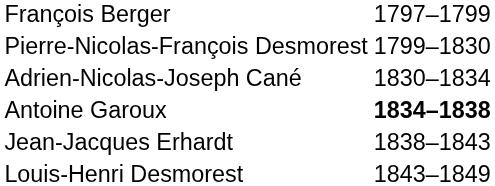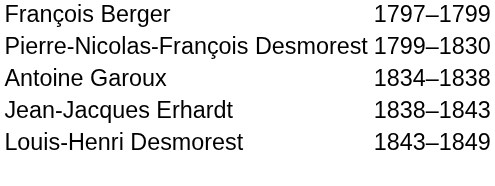- row: (153, 78)
(432, 110) bold -> (432, 78) normal
